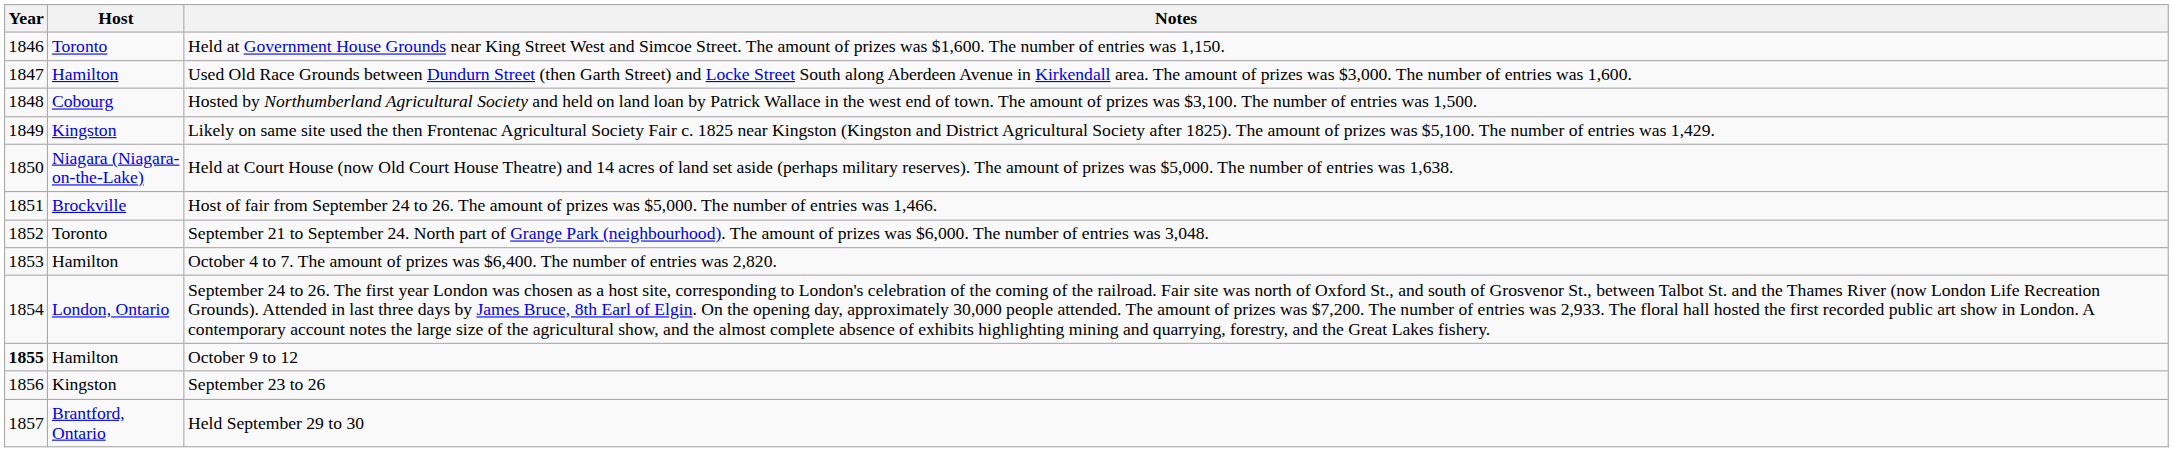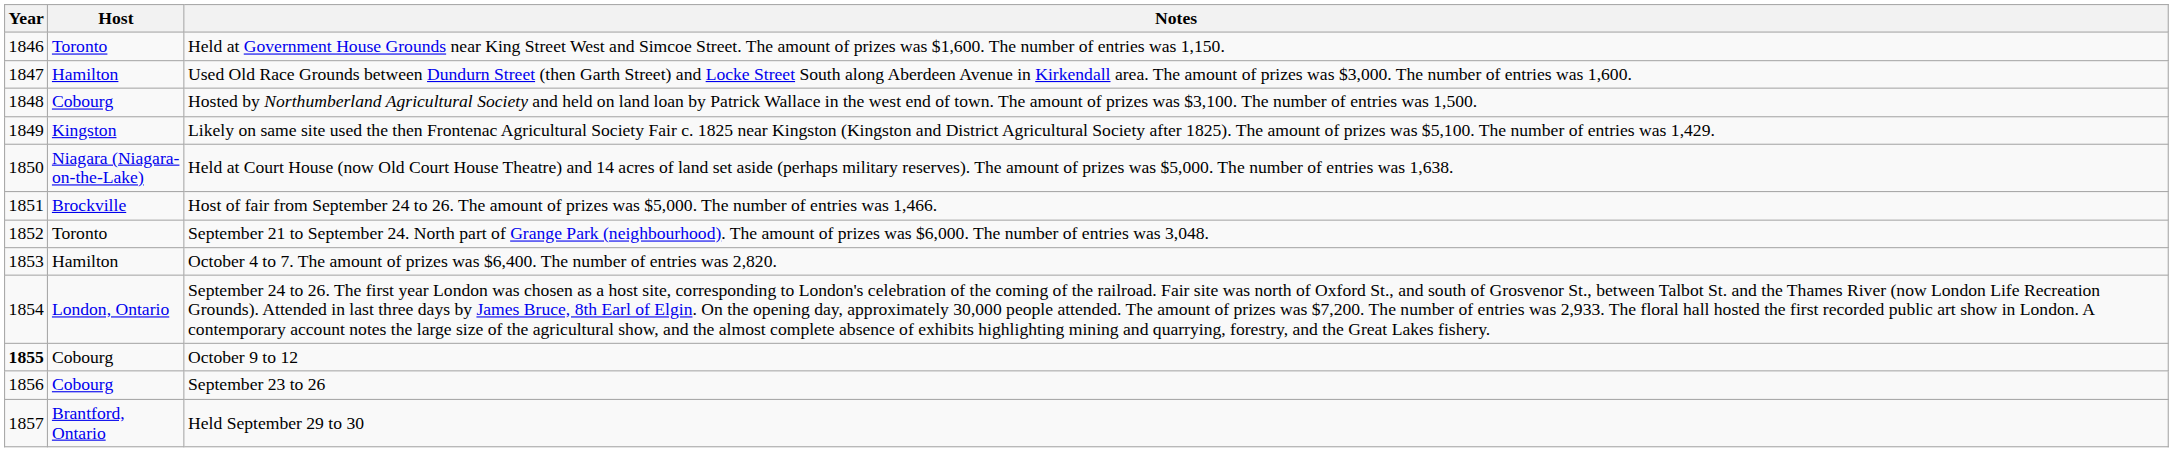(85, 356) Hamilton -> (83, 356) Cobourg
(84, 384) Kingston -> (83, 384) Cobourg
